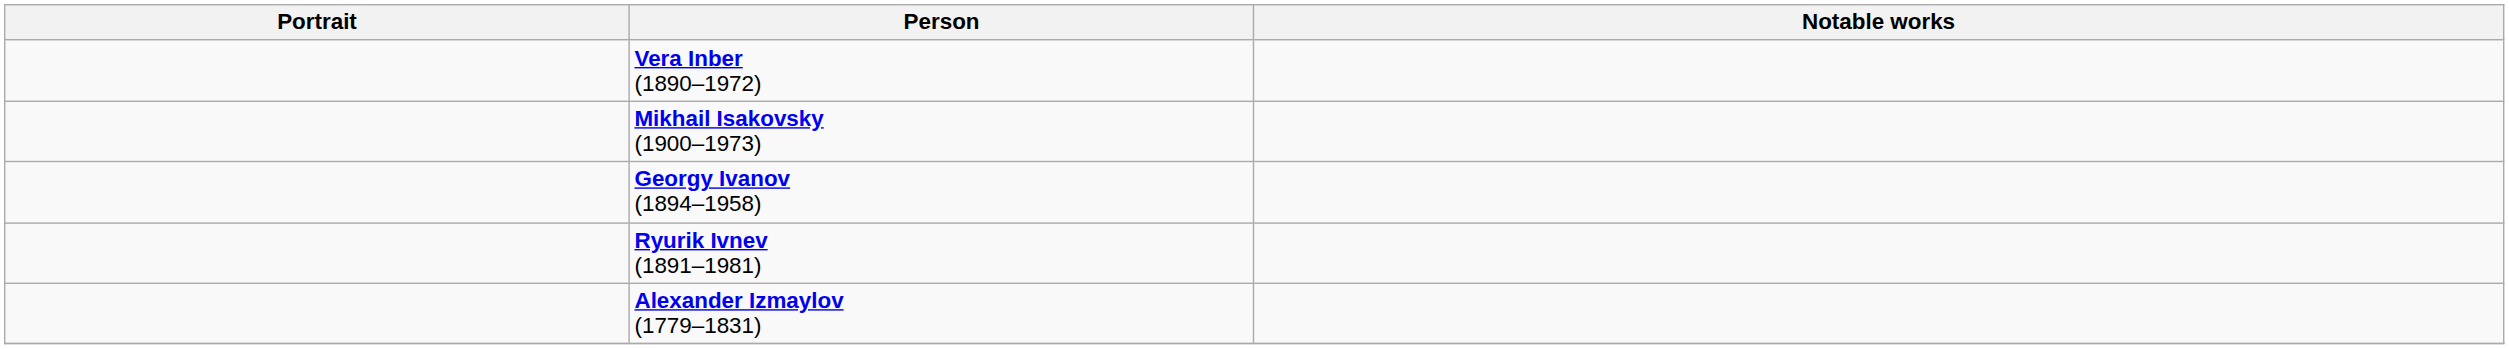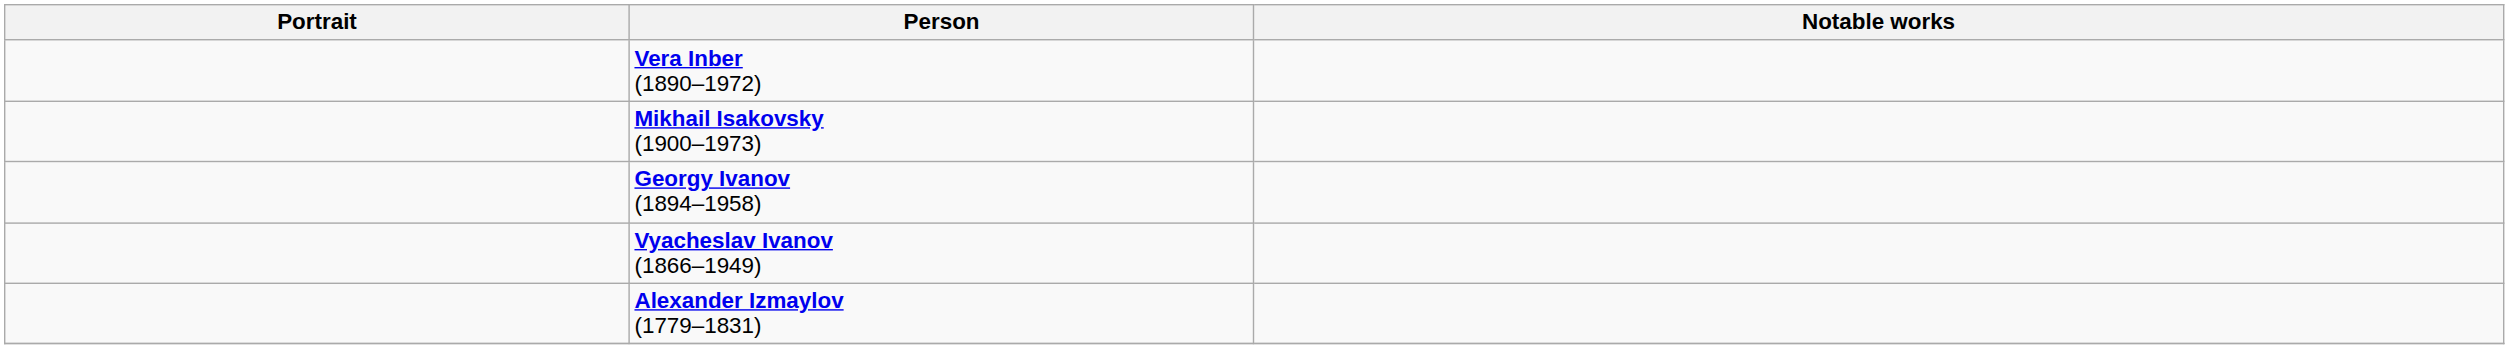+ row: (734, 252)
- row: (701, 252)
